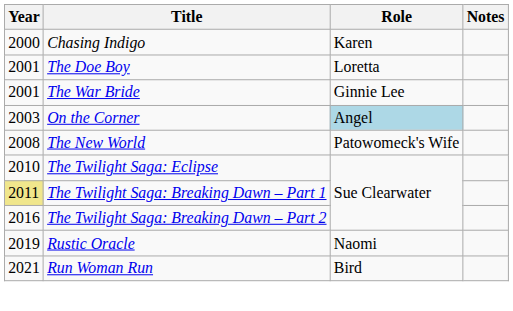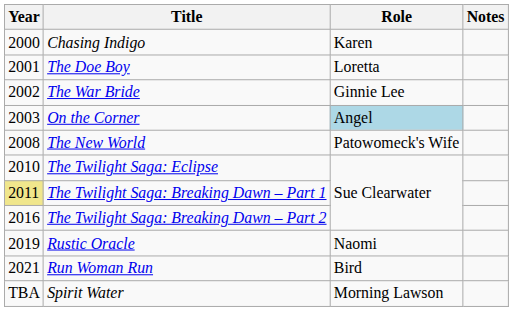(24, 92) 2001 -> (24, 92) 2002
+ row: (85, 293)
